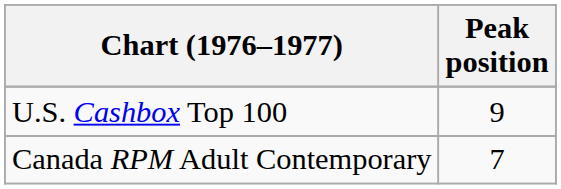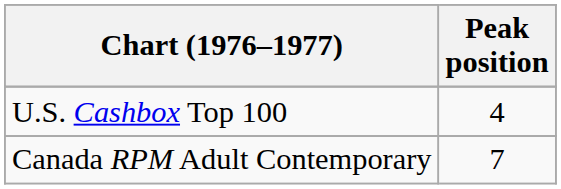(497, 111) 9 -> (497, 111) 4
